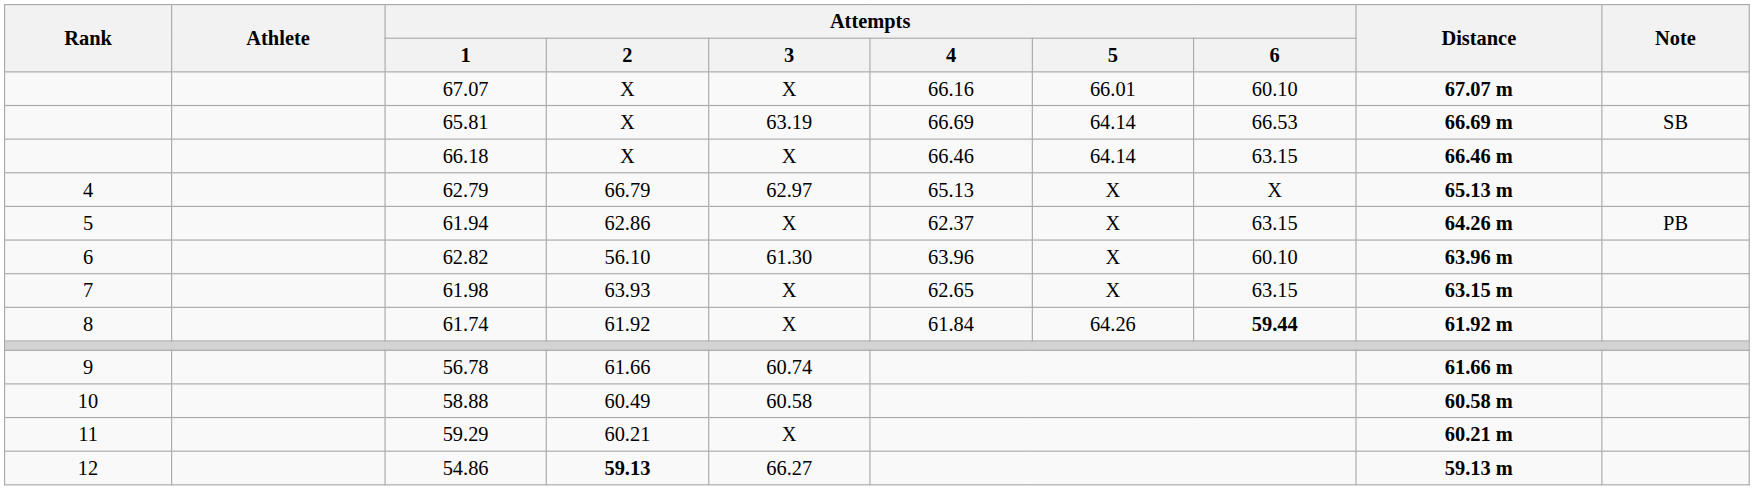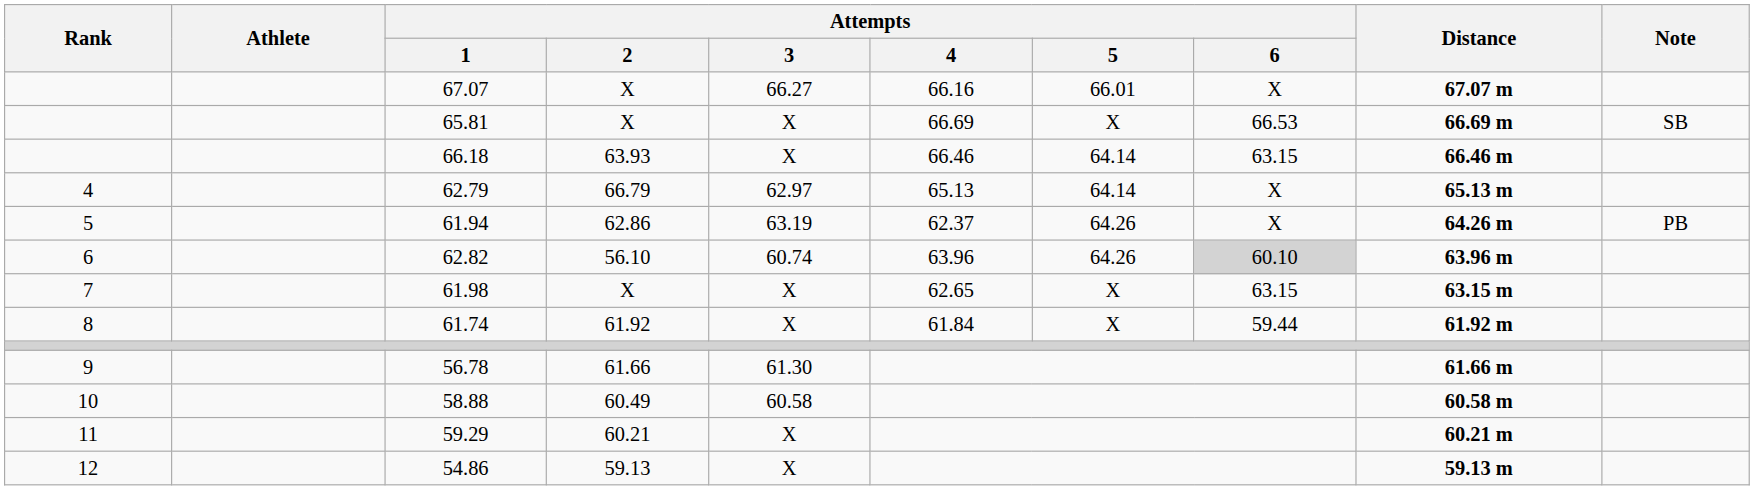(789, 88) X -> (789, 88) 66.27
(1275, 88) 60.10 -> (1275, 88) X
(789, 121) 63.19 -> (789, 121) X
(1113, 121) 64.14 -> (1113, 121) X
(627, 155) X -> (627, 155) 63.93
(1113, 189) X -> (1113, 189) 64.14
(789, 222) X -> (789, 222) 63.19
(1113, 222) X -> (1113, 222) 64.26
(1275, 222) 63.15 -> (1275, 222) X
(789, 256) 61.30 -> (789, 256) 60.74
(1113, 256) X -> (1113, 256) 64.26
(1275, 256) no background -> (1275, 256) lightgrey background
(627, 290) 63.93 -> (627, 290) X
(1113, 324) 64.26 -> (1113, 324) X
(1275, 324) bold -> (1275, 324) normal
(789, 367) 60.74 -> (789, 367) 61.30
(627, 468) bold -> (627, 468) normal
(789, 468) 66.27 -> (789, 468) X
